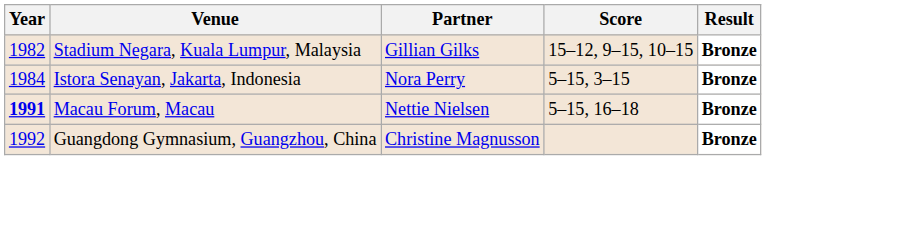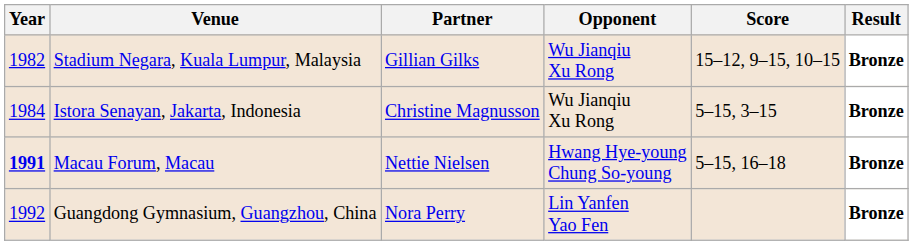+ column: (617, 19)
(425, 79) Nora Perry -> (462, 111) Christine Magnusson
(462, 139) Christine Magnusson -> (425, 214) Nora Perry
